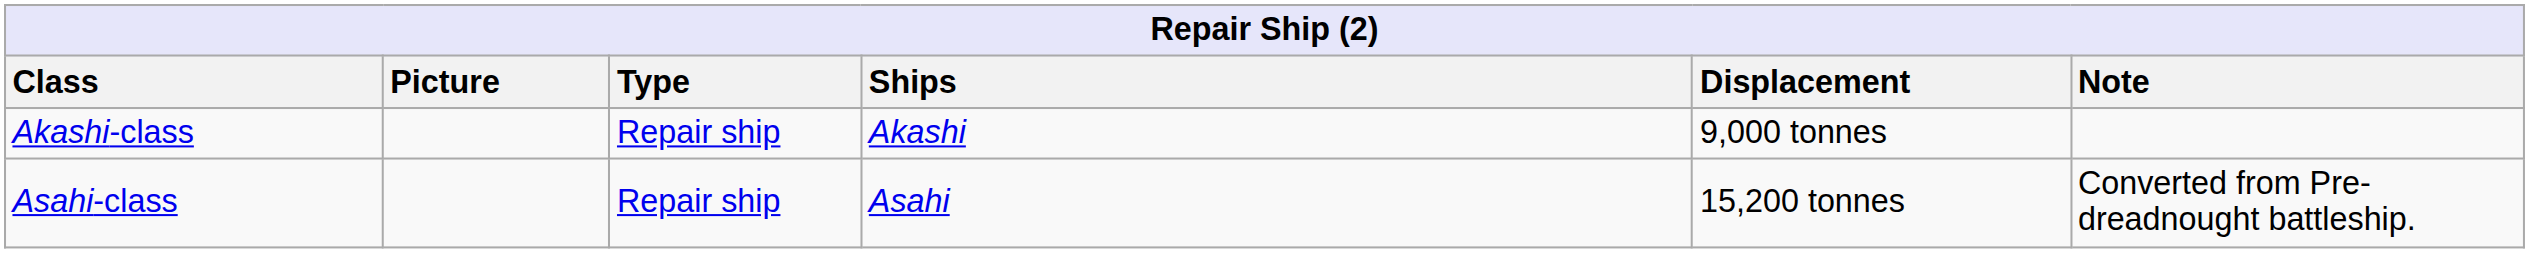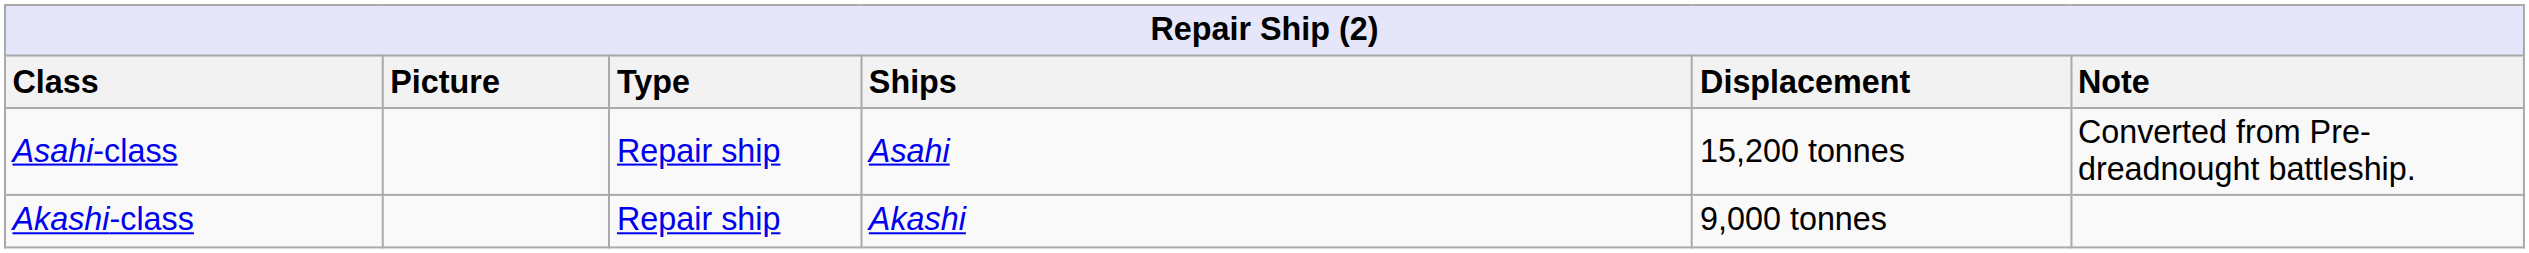rows swapped: (95, 202) <-> (103, 132)
